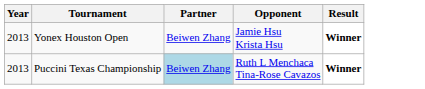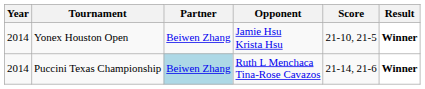+ column: (351, 13)
(18, 38) 2013 -> (18, 38) 2014
(18, 69) 2013 -> (18, 69) 2014
